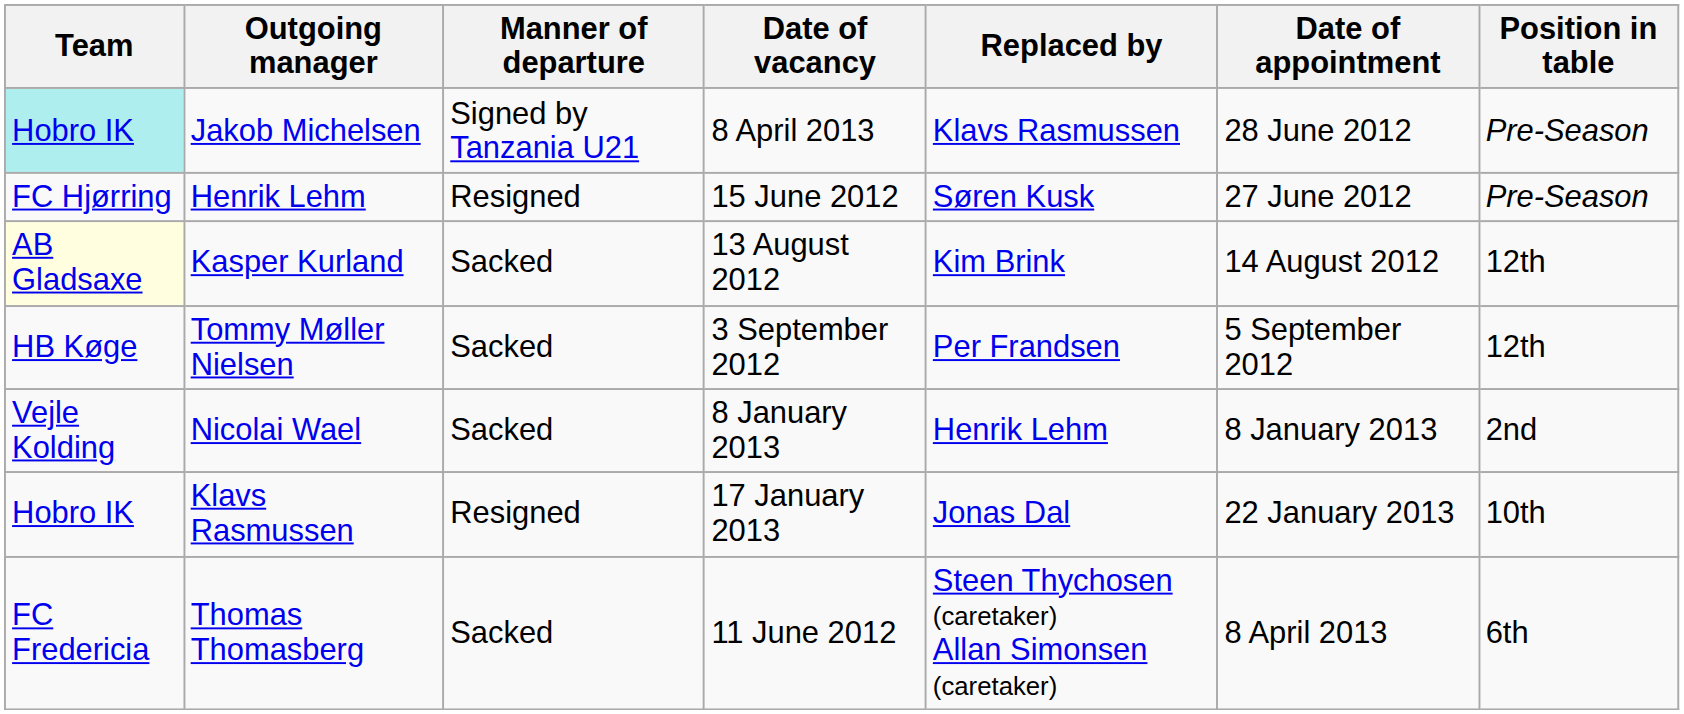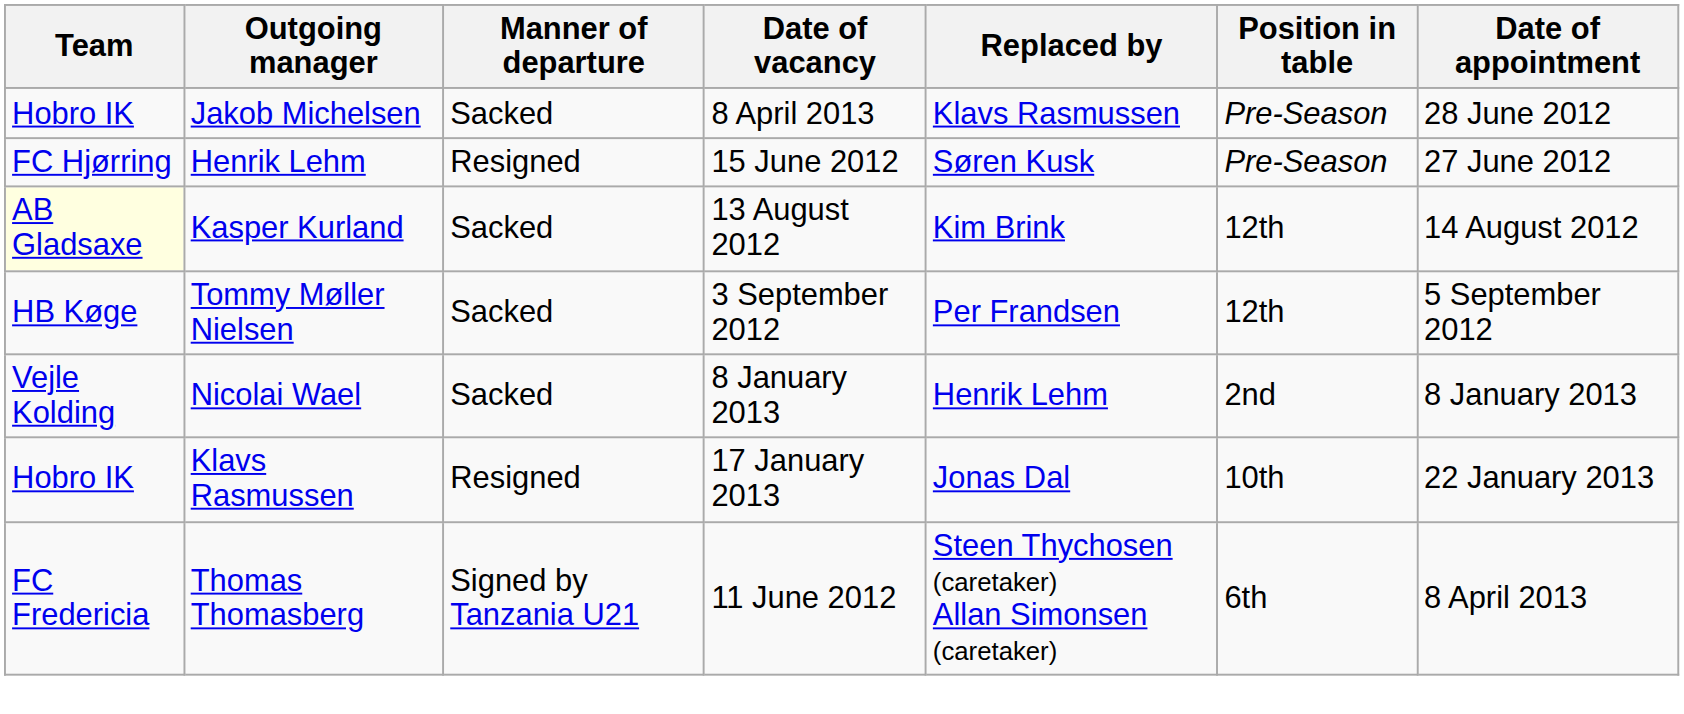columns swapped: (1348, 46) <-> (1578, 46)
(73, 130) paleturquoise background -> (73, 112) no background
(545, 130) Signed by Tanzania U21 -> (502, 112) Sacked
(502, 632) Sacked -> (545, 597) Signed by Tanzania U21
